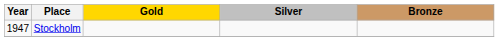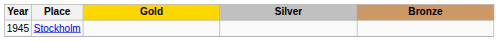(18, 28) 1947 -> (18, 28) 1945
